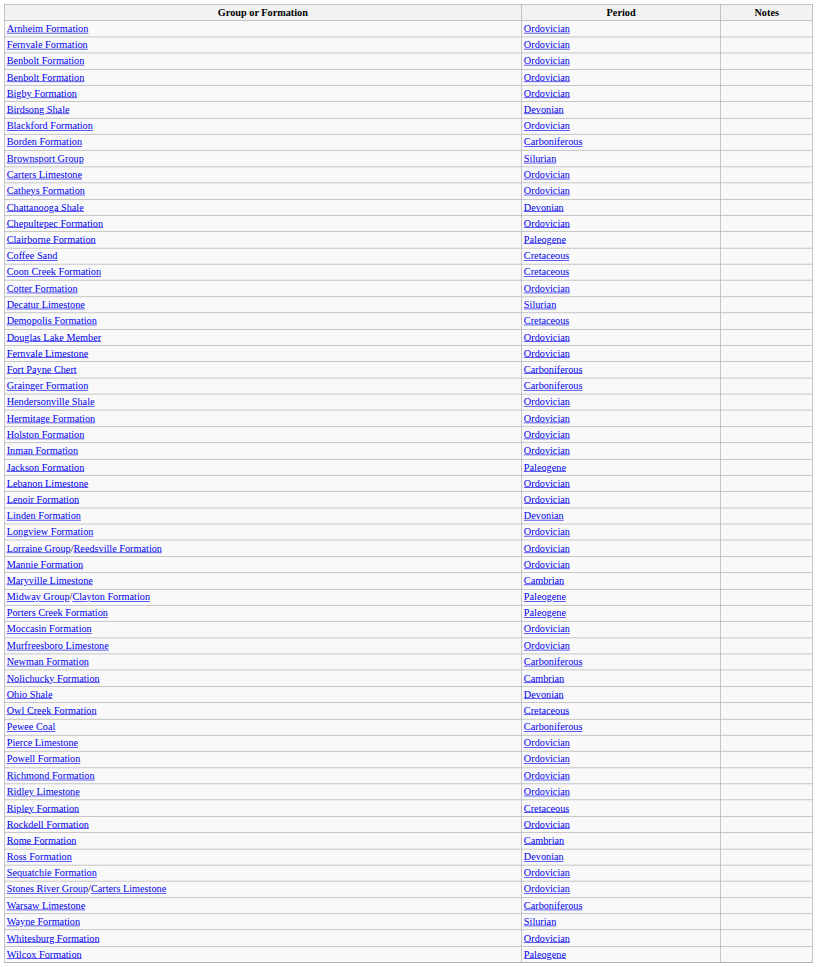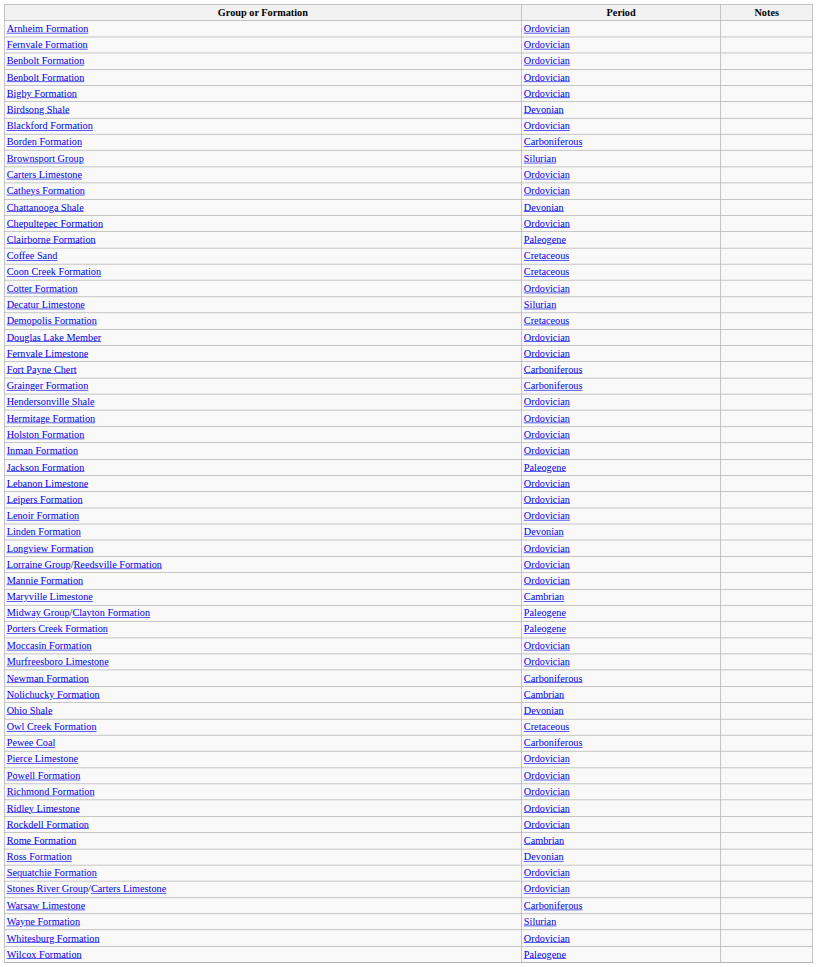+ row: (45, 499)
- row: (43, 808)
